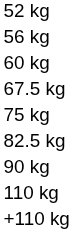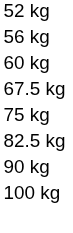+ row: (32, 192)
- row: (31, 192)
- row: (37, 218)
